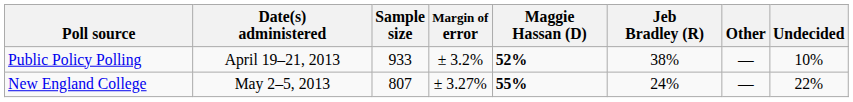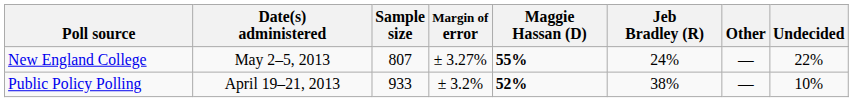rows swapped: (77, 84) <-> (75, 59)
